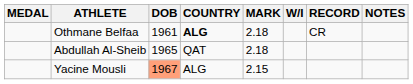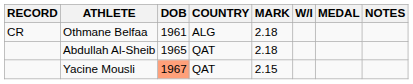columns swapped: (28, 13) <-> (334, 13)
(195, 32) bold -> (204, 32) normal
(195, 69) ALG -> (204, 69) QAT
